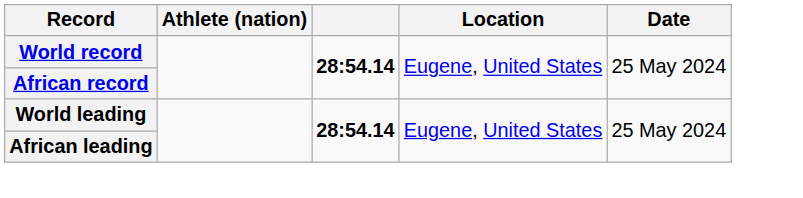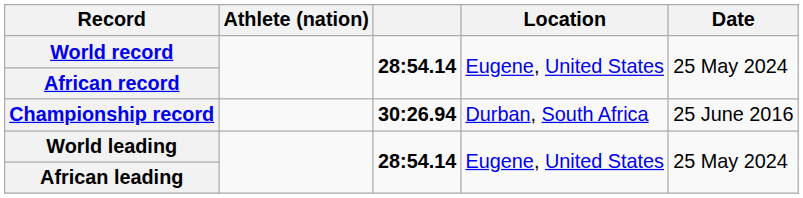+ row: (112, 114)
